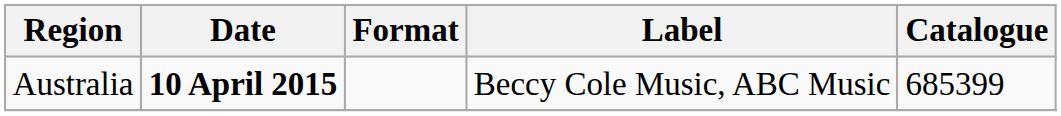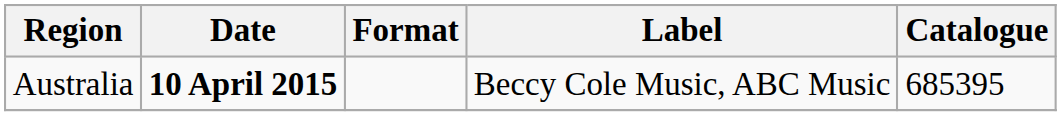(955, 82) 685399 -> (955, 82) 685395
